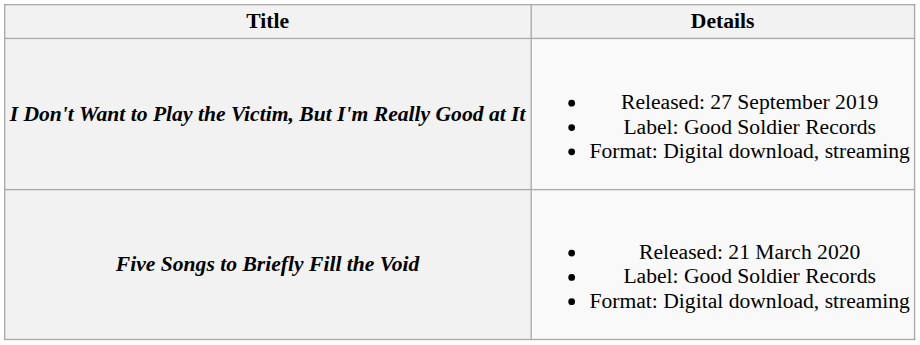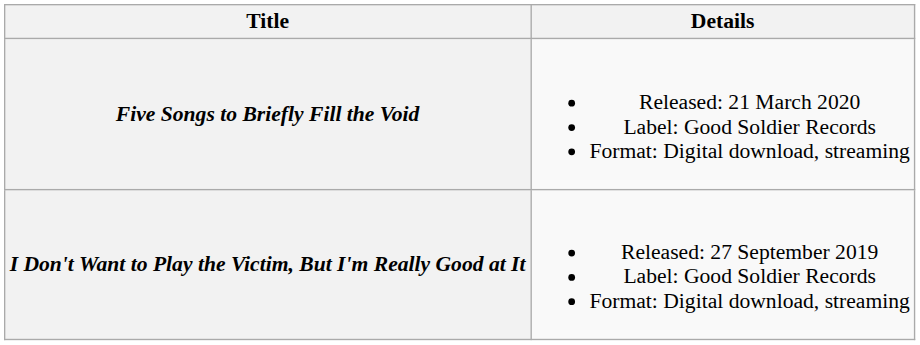rows swapped: (268, 113) <-> (268, 264)
